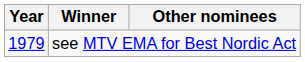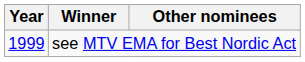(26, 43) 1979 -> (26, 43) 1999
